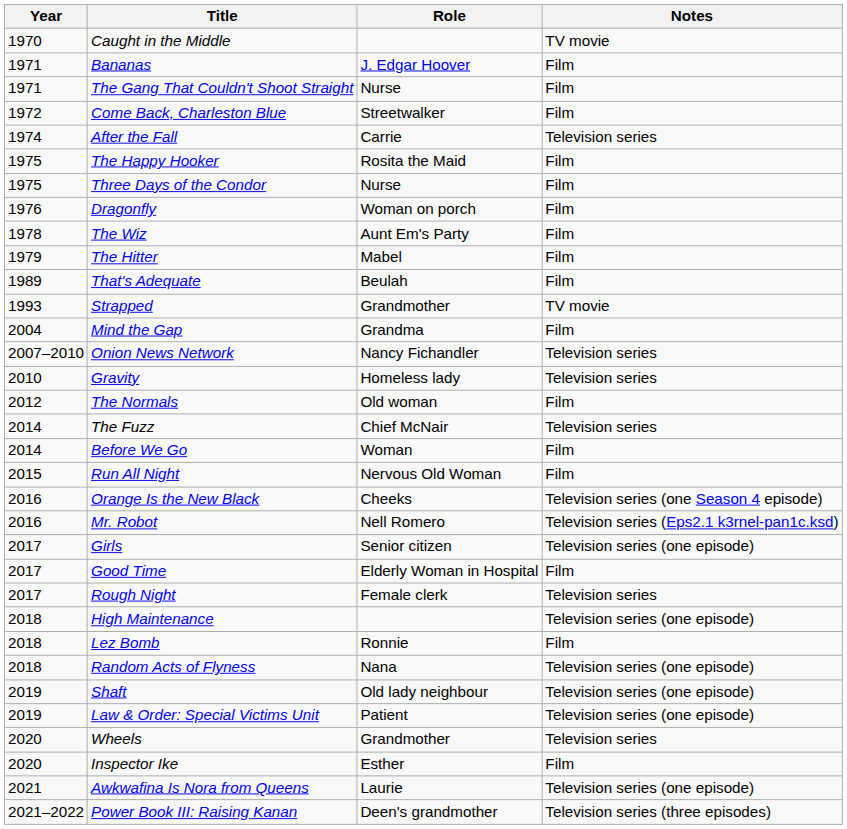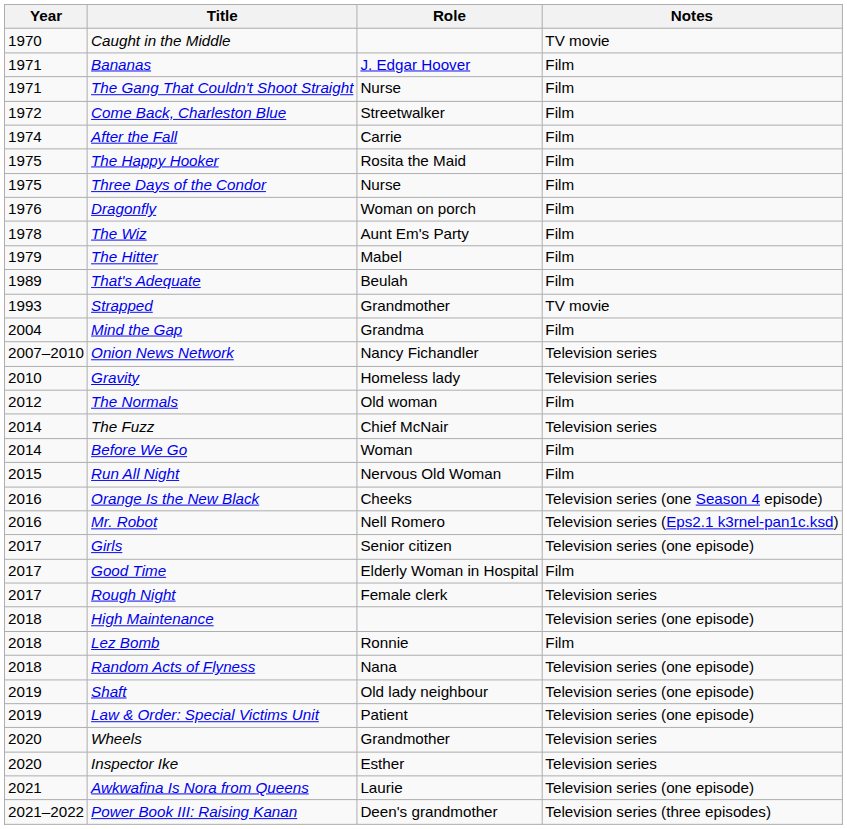(601, 137) Television series -> (560, 137) Film
(560, 763) Film -> (601, 763) Television series
